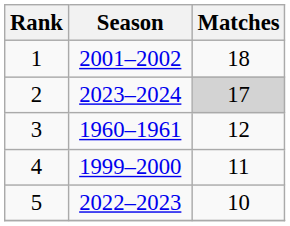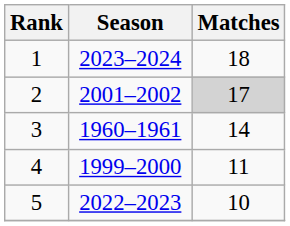(130, 58) 2001–2002 -> (130, 58) 2023–2024
(130, 94) 2023–2024 -> (130, 94) 2001–2002
(239, 130) 12 -> (239, 130) 14
